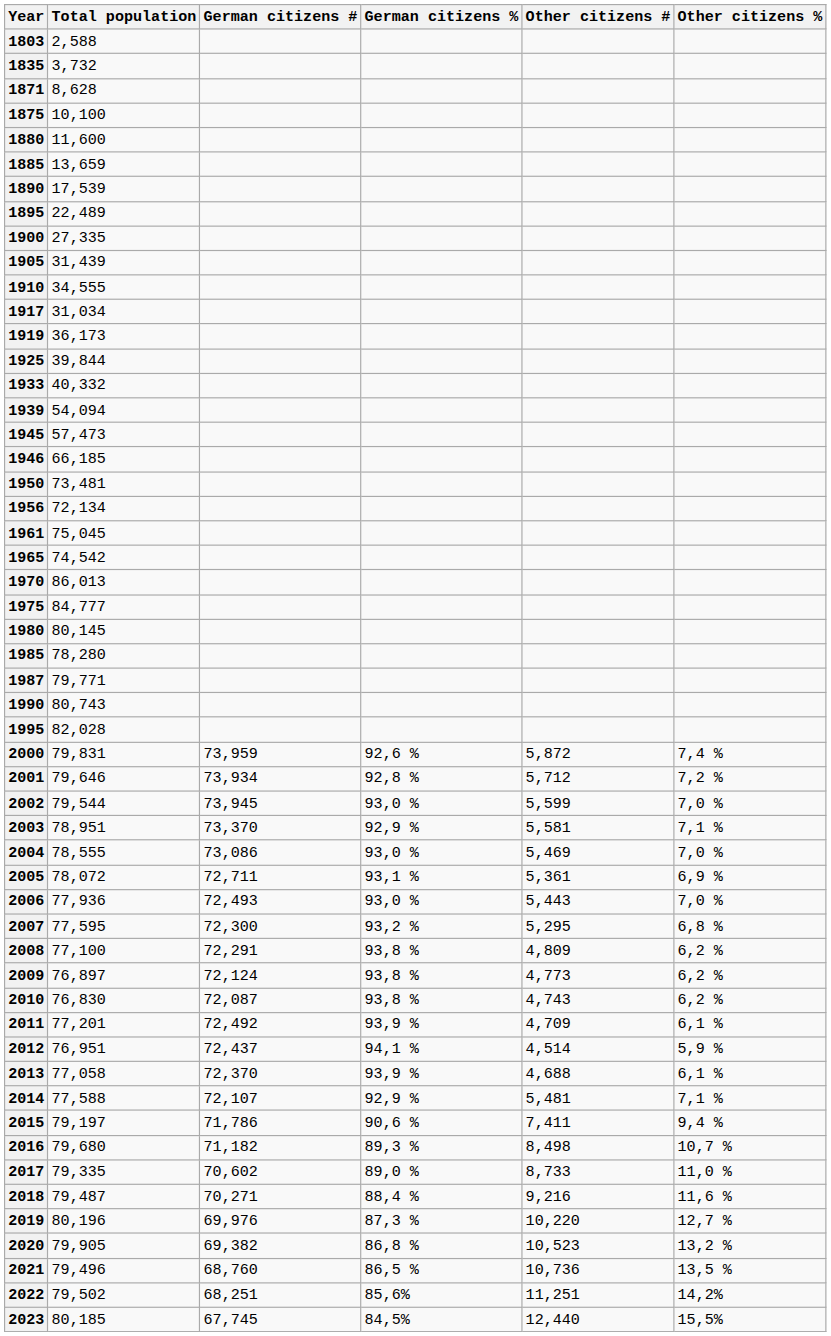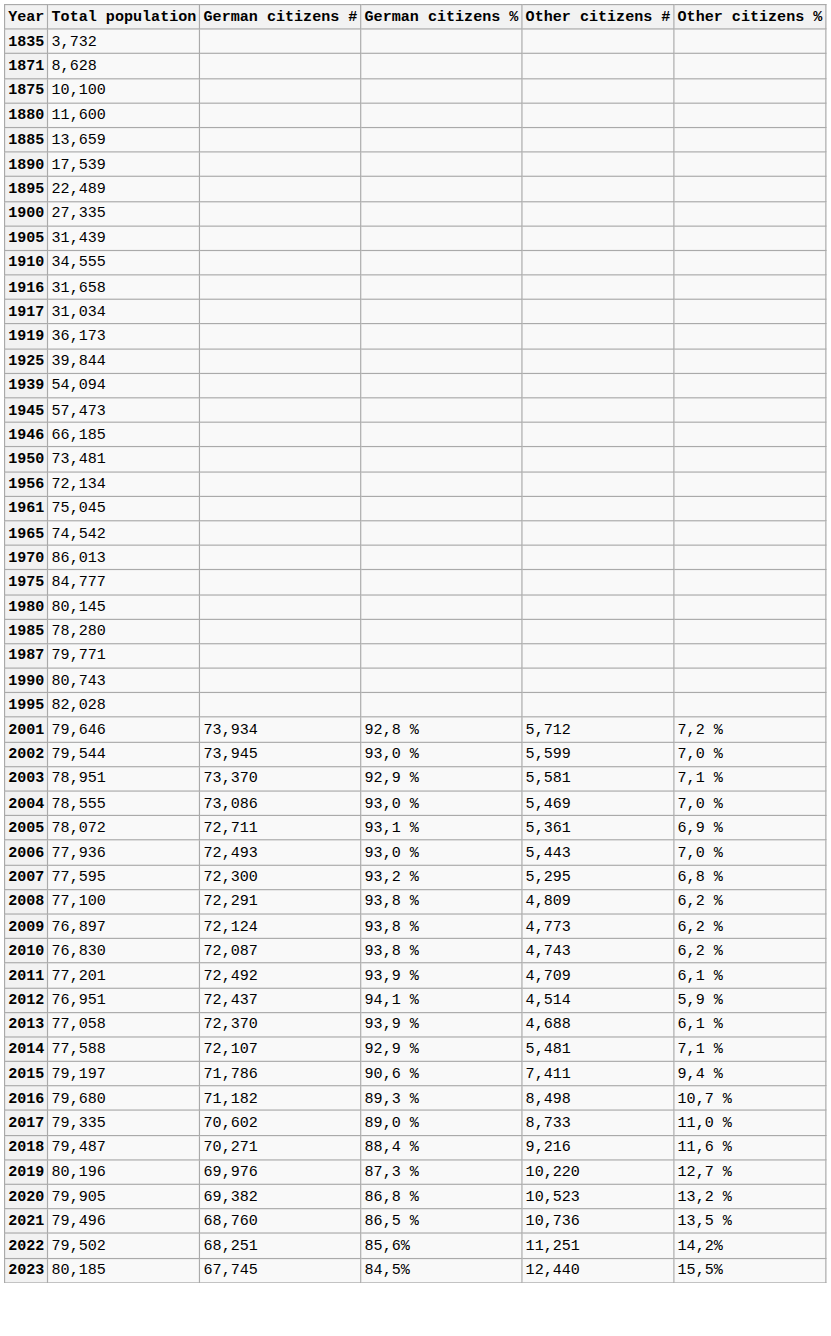- row: (26, 41)
+ row: (26, 287)
- row: (26, 386)
- row: (26, 754)
